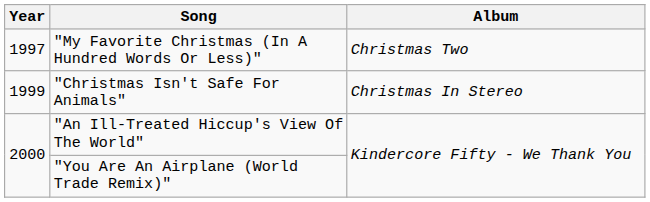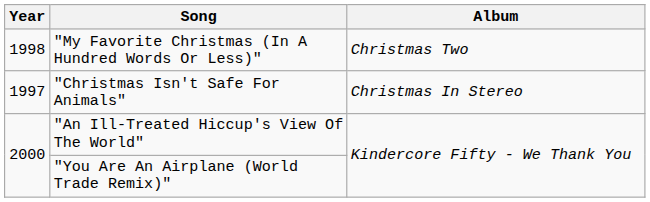(27, 50) 1997 -> (27, 50) 1998
(27, 92) 1999 -> (27, 92) 1997
